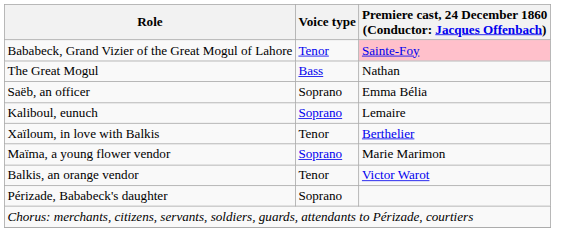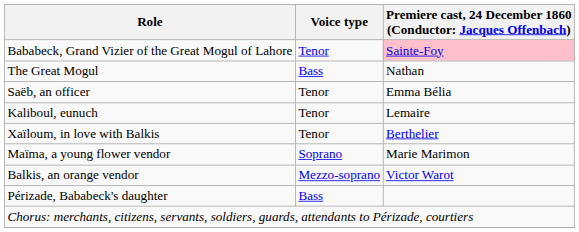(320, 92) Soprano -> (314, 92) Tenor
(320, 112) Soprano -> (314, 112) Tenor
(314, 175) Tenor -> (339, 175) Mezzo-soprano
(320, 196) Soprano -> (311, 196) Bass
